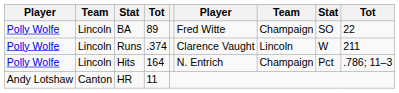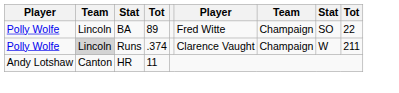(95, 46) no background -> (95, 46) lightgrey background
(276, 46) Lincoln -> (286, 46) Champaign
- row: (126, 63)
